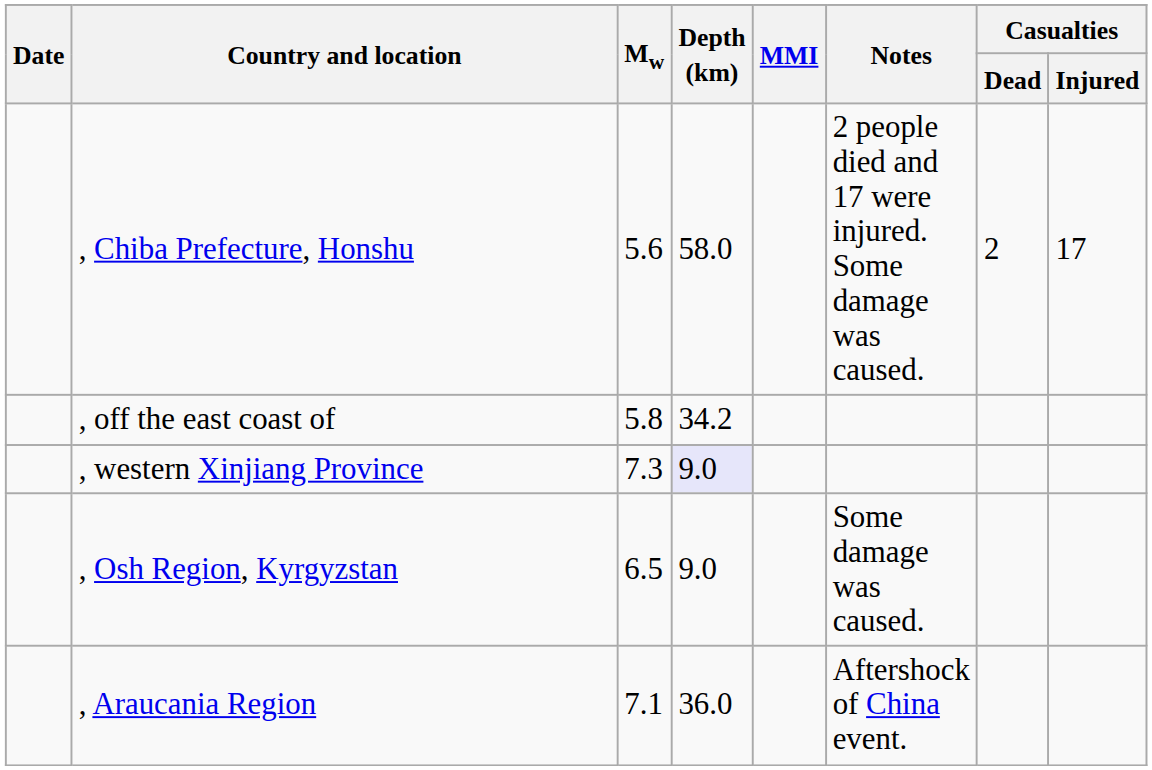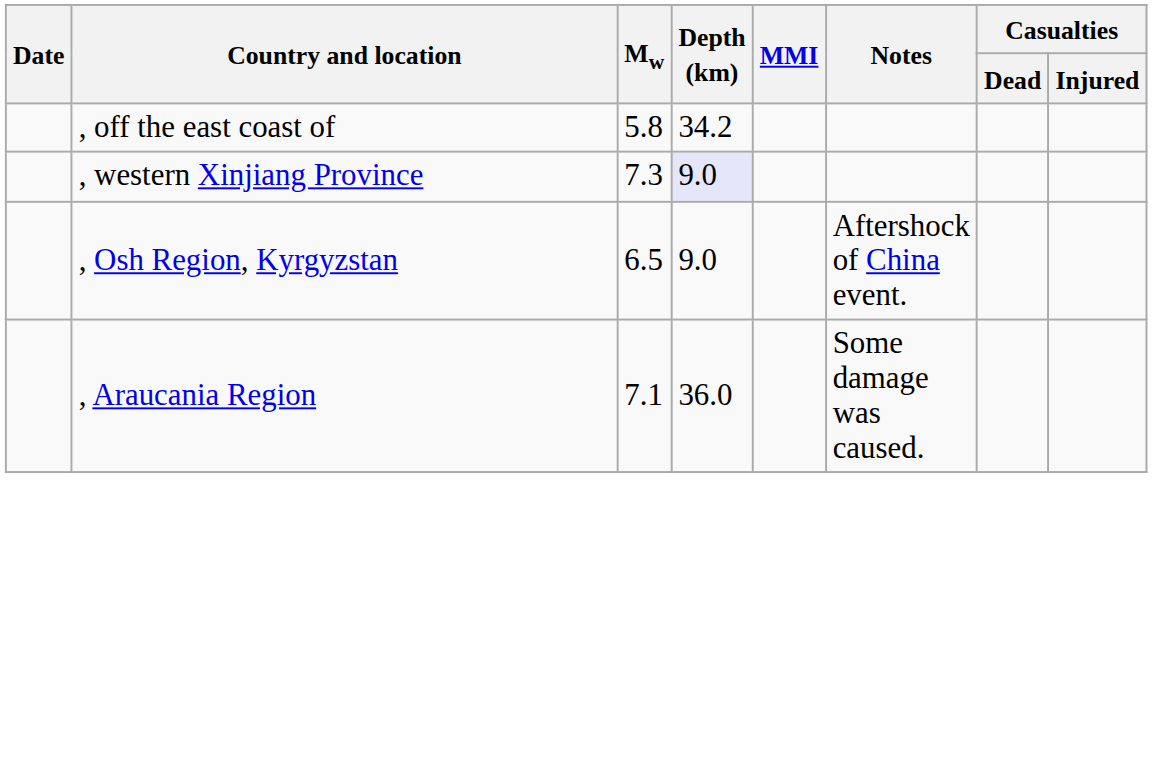- row: (246, 248)
(881, 569) Some damage was caused. -> (901, 259) Aftershock of China event.
(901, 704) Aftershock of China event. -> (881, 395) Some damage was caused.
